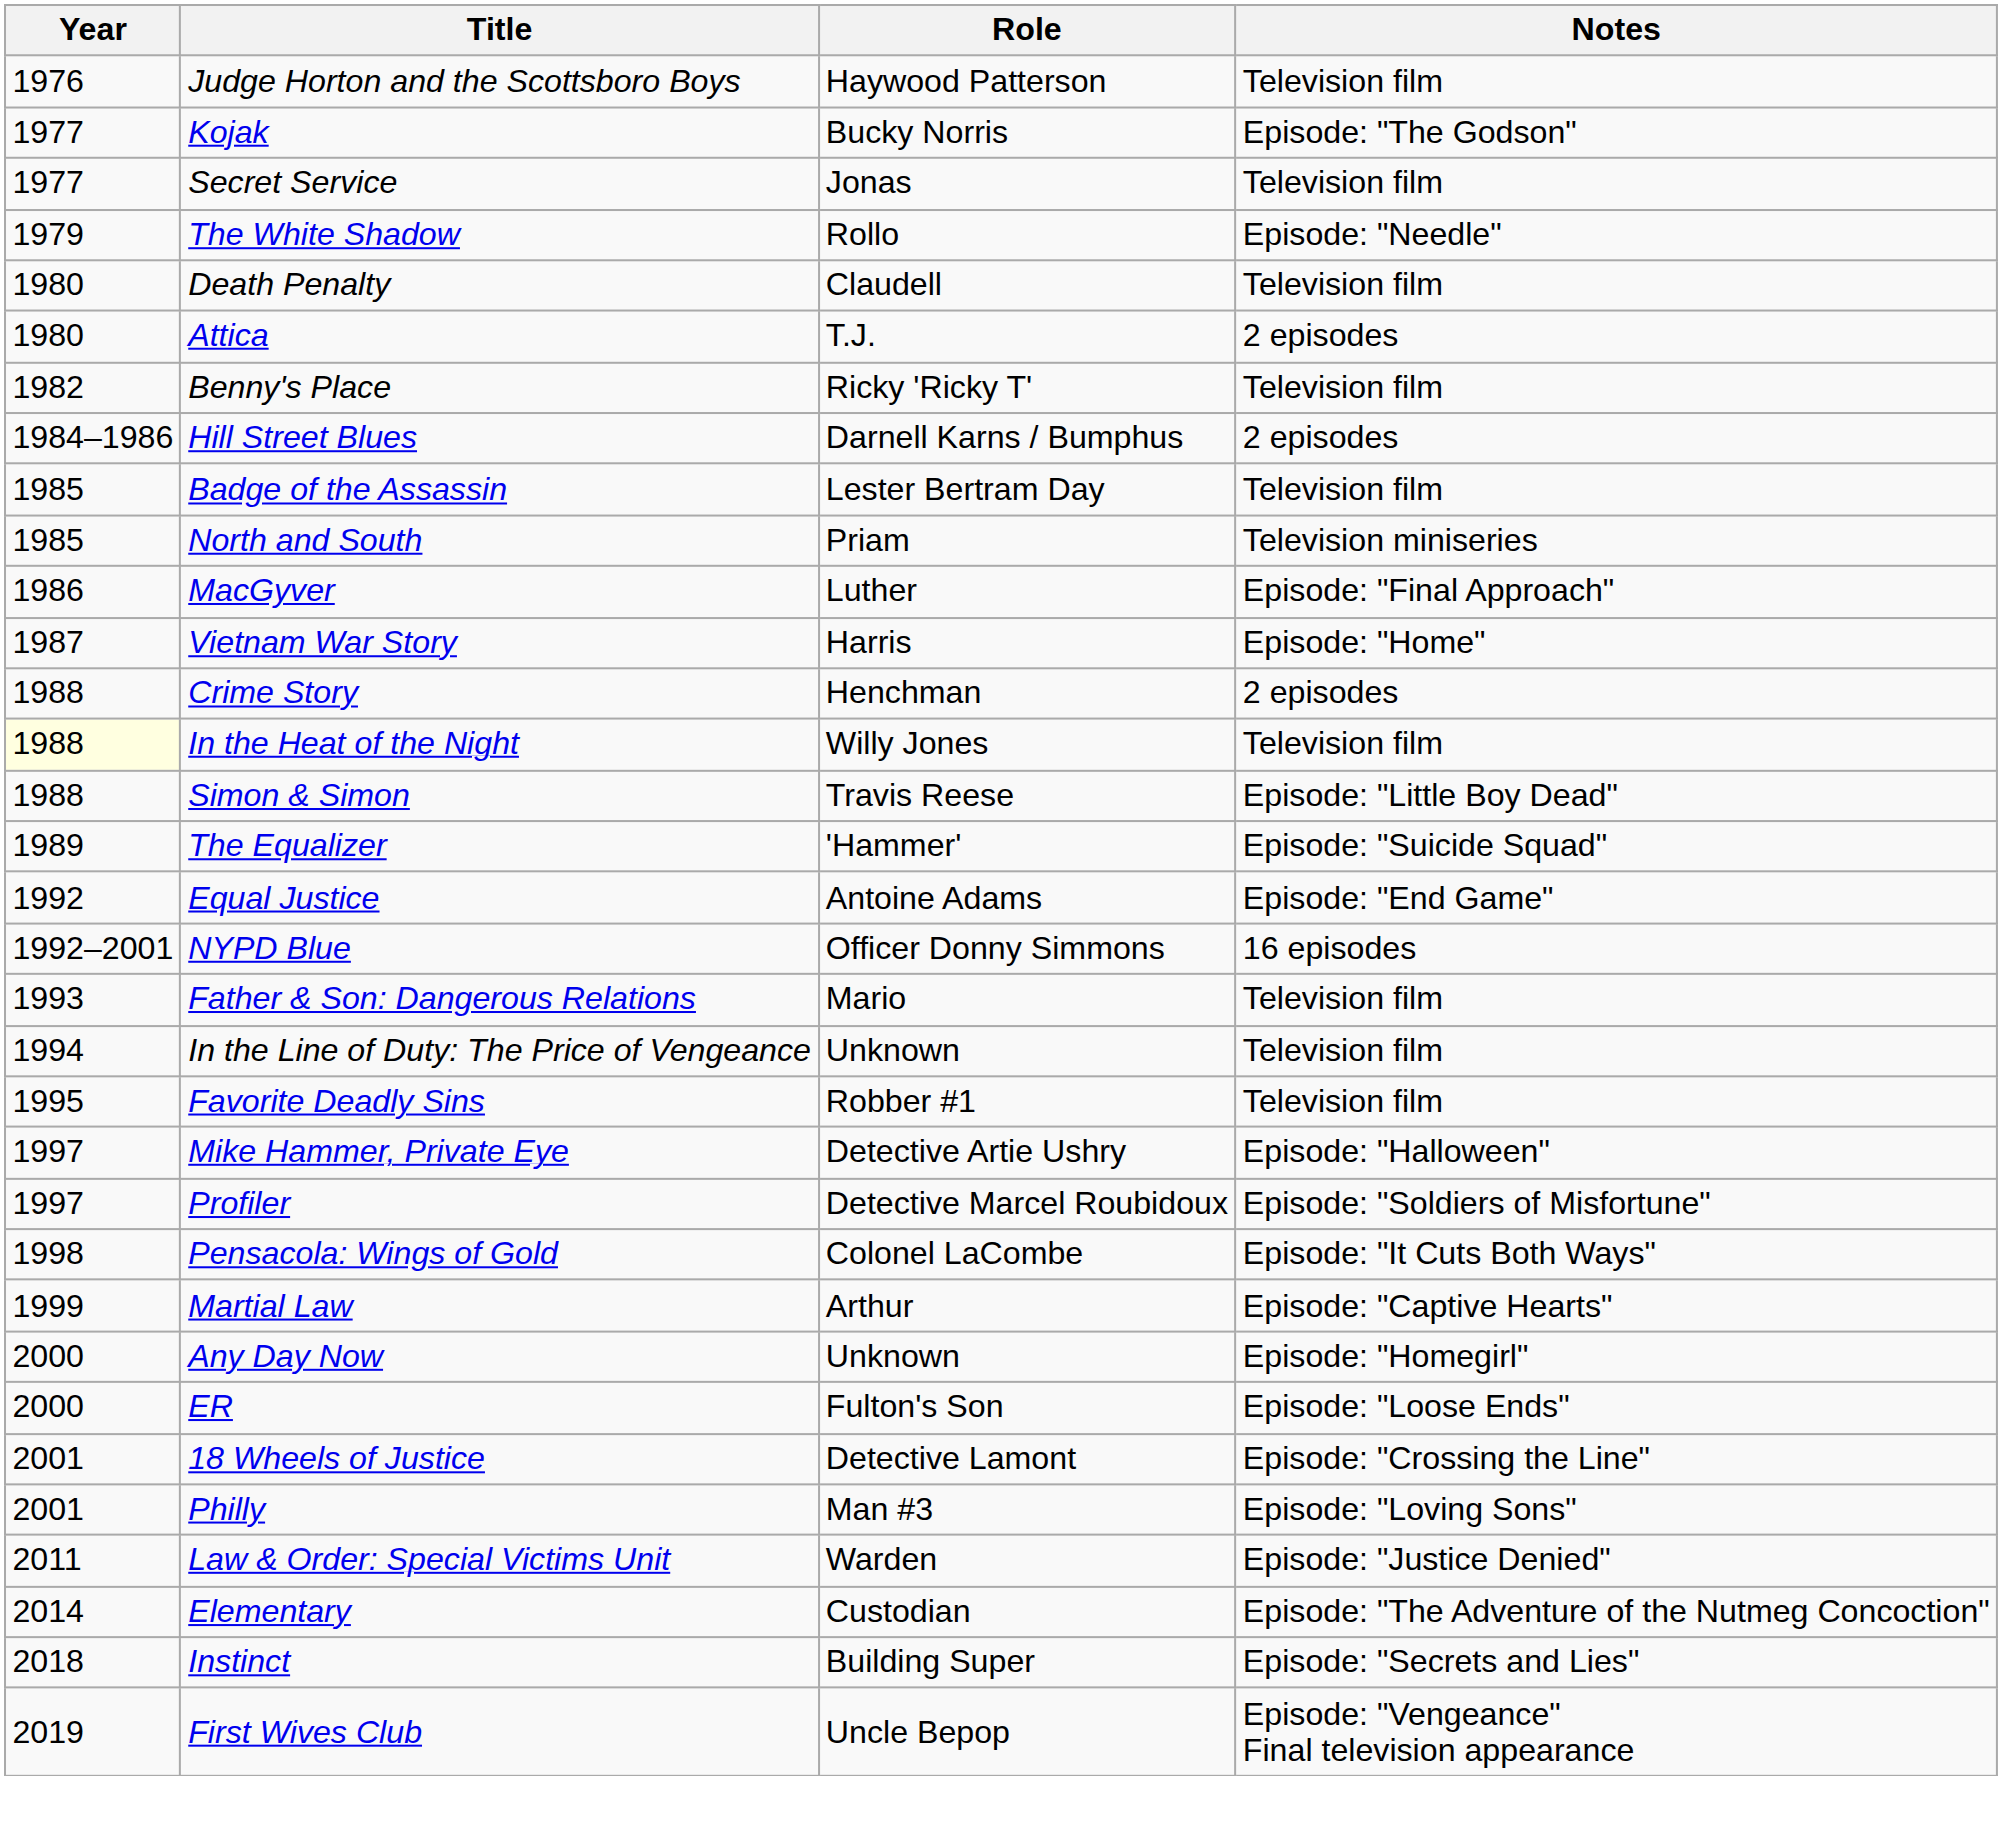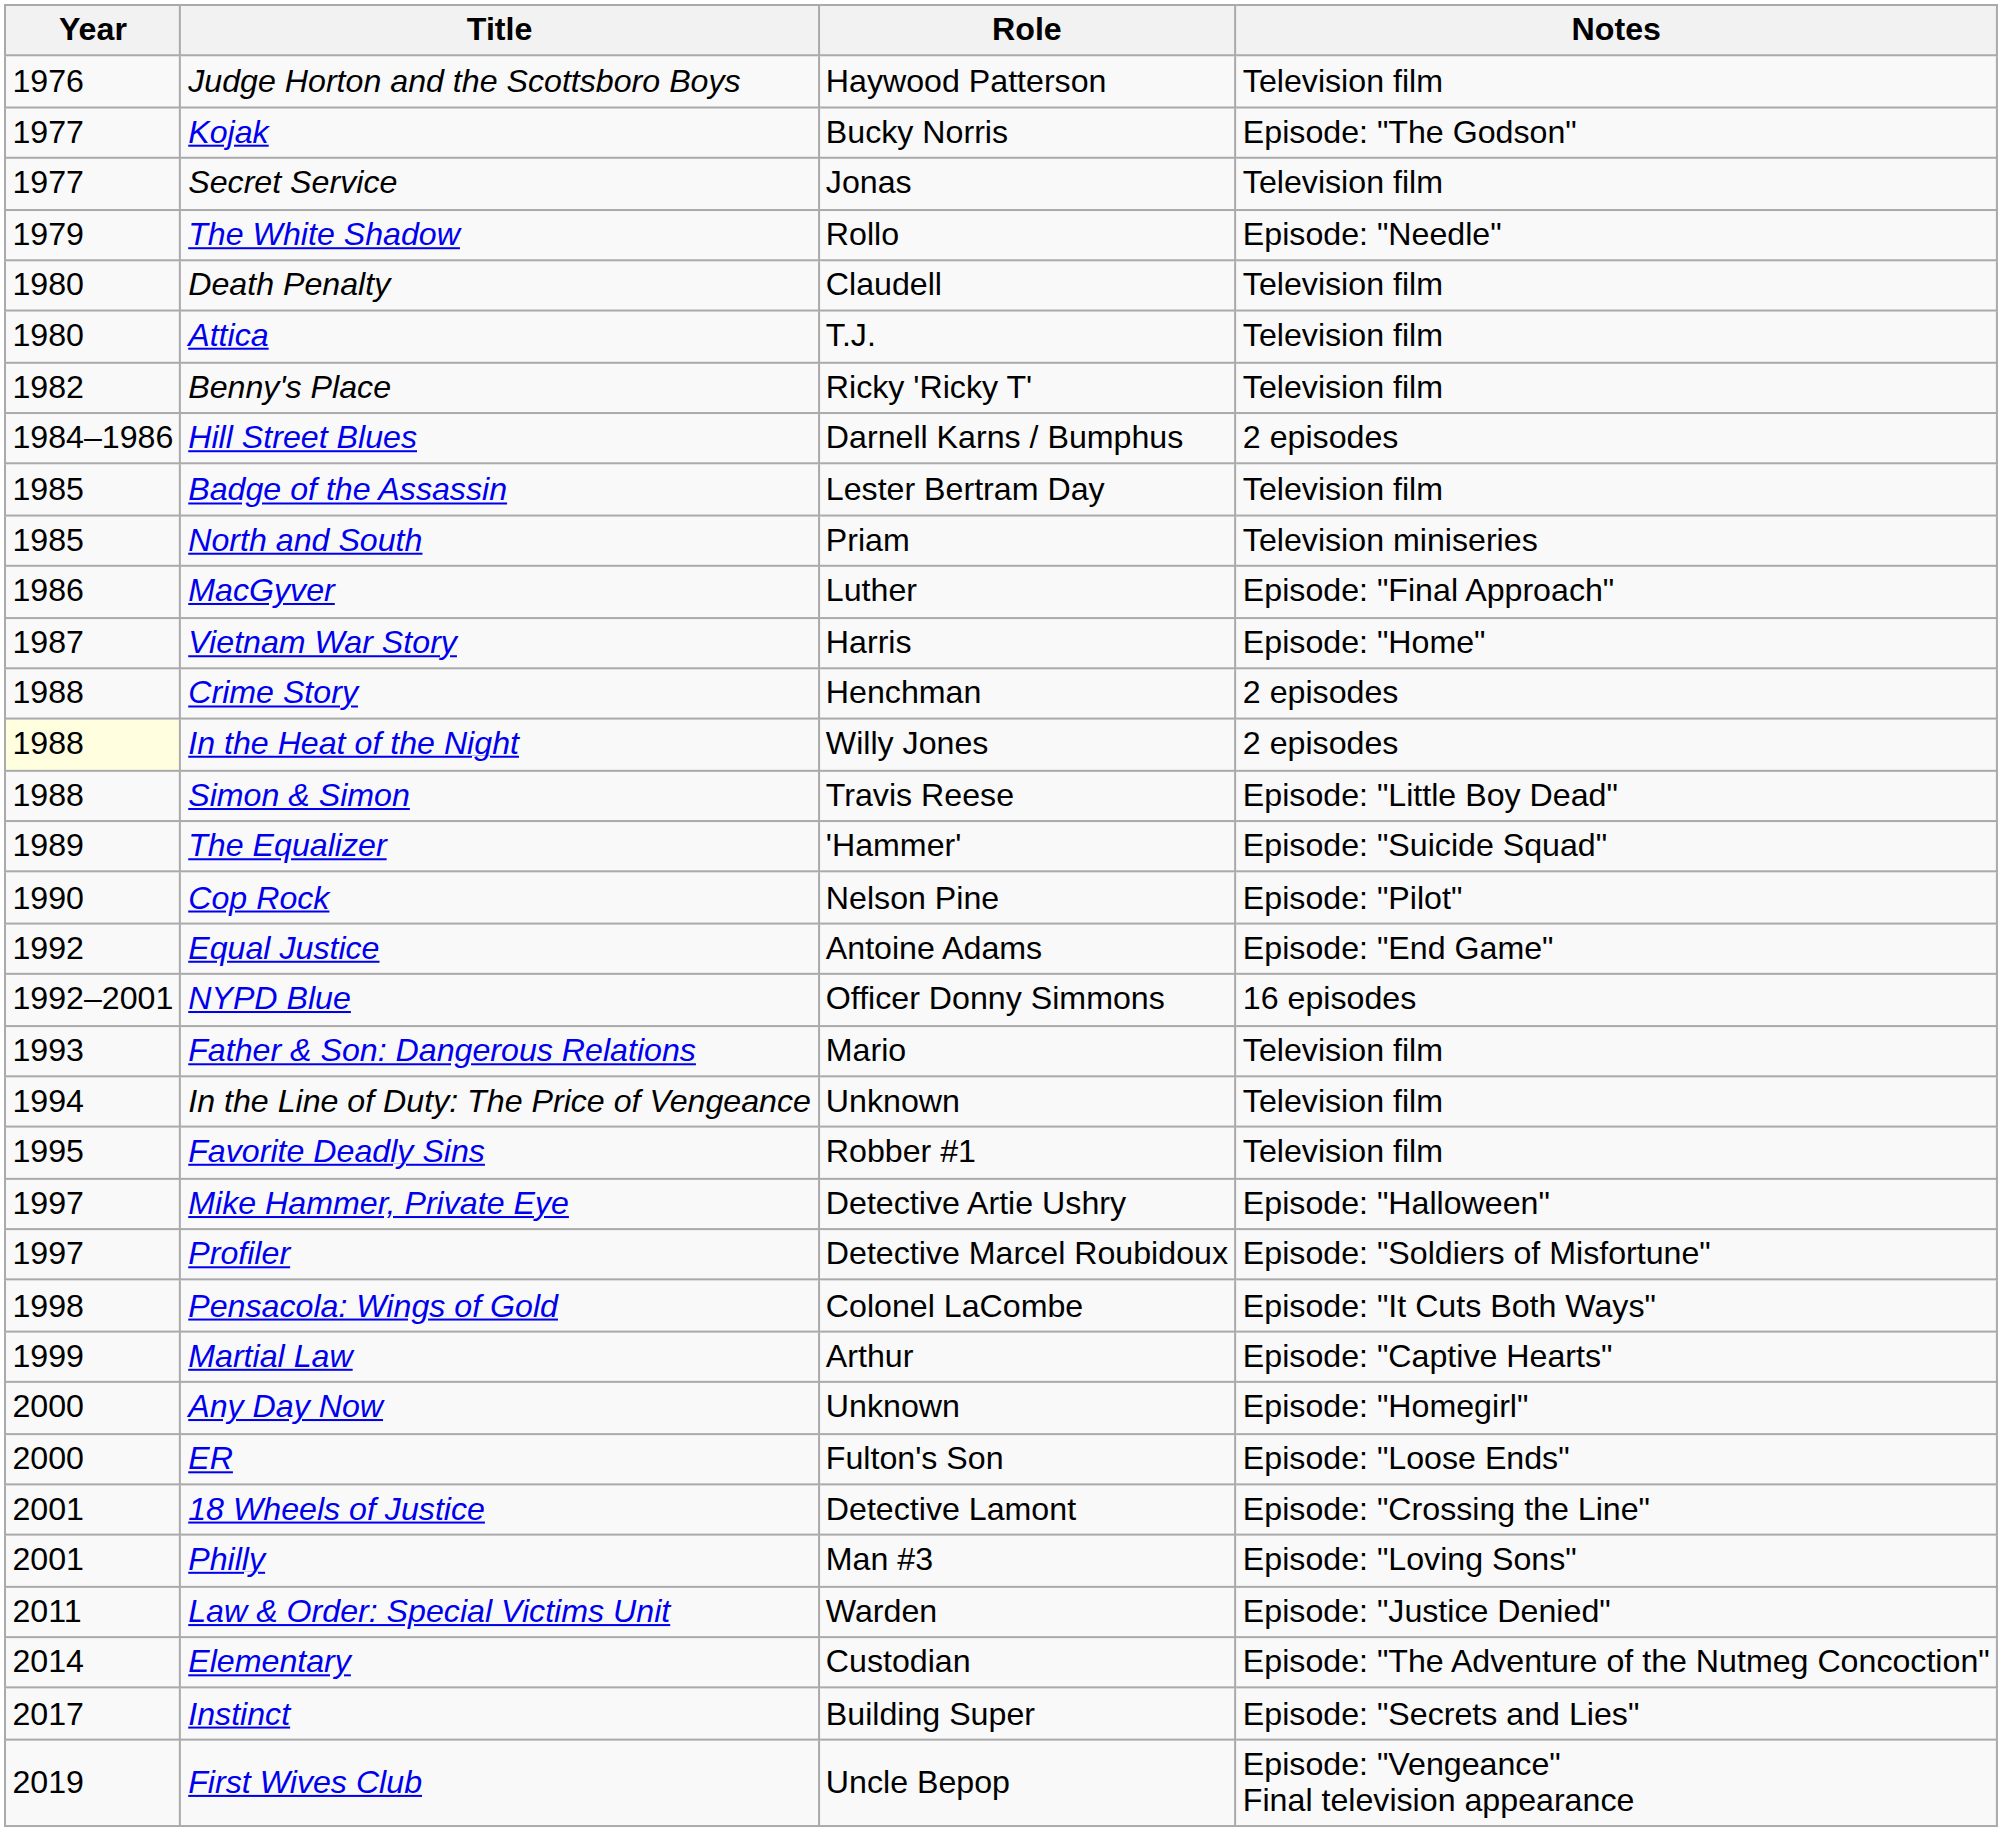(1321, 336) 2 episodes -> (1343, 336) Television film
(1343, 744) Television film -> (1321, 744) 2 episodes
+ row: (259, 897)
(48, 1662) 2018 -> (48, 1713) 2017
